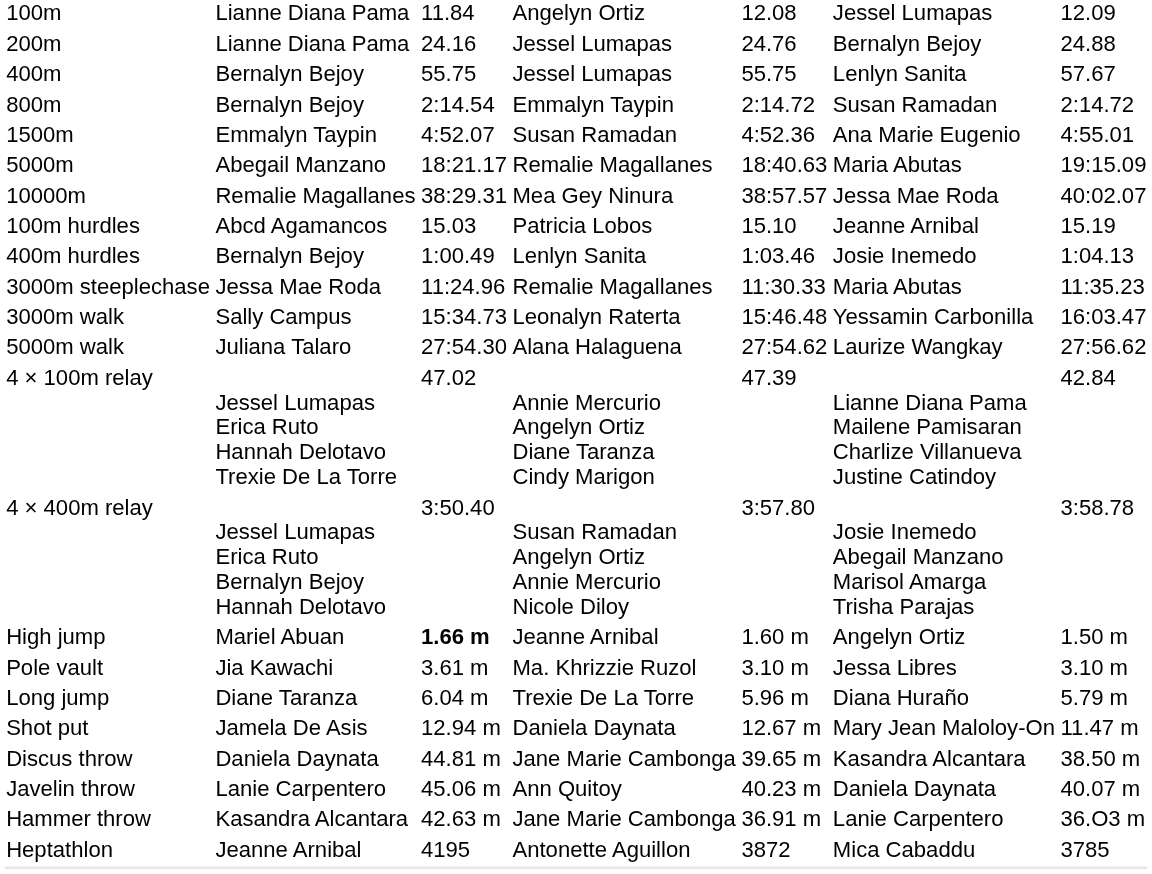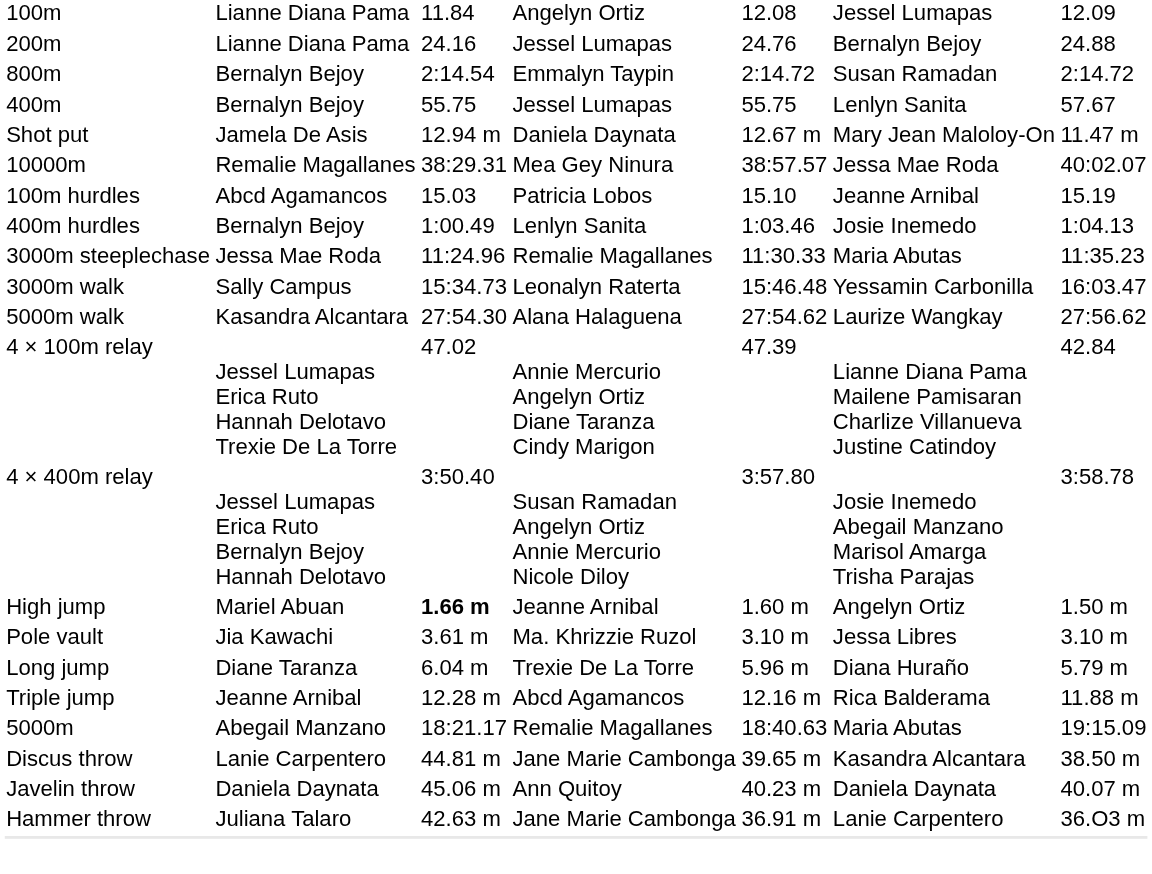rows swapped: (34, 74) <-> (34, 104)
- row: (40, 134)
rows swapped: (40, 165) <-> (47, 728)
(283, 347) Juliana Talaro -> (312, 316) Kasandra Alcantara
+ row: (60, 697)
(297, 758) Daniela Daynata -> (301, 758) Lanie Carpentero
(301, 788) Lanie Carpentero -> (297, 788) Daniela Daynata
(312, 819) Kasandra Alcantara -> (283, 819) Juliana Talaro
- row: (60, 849)
